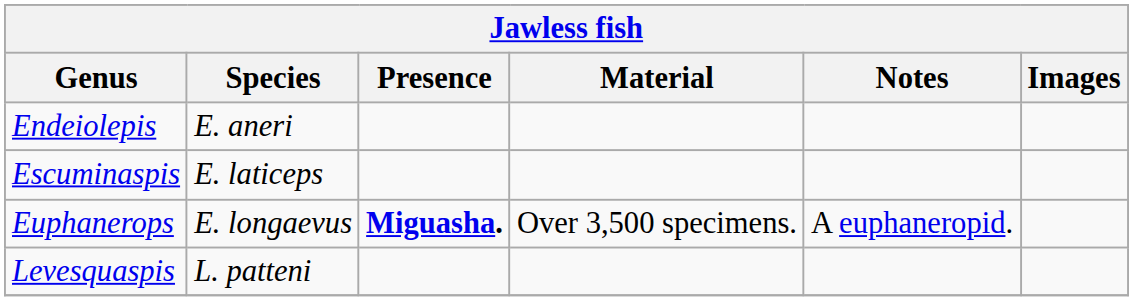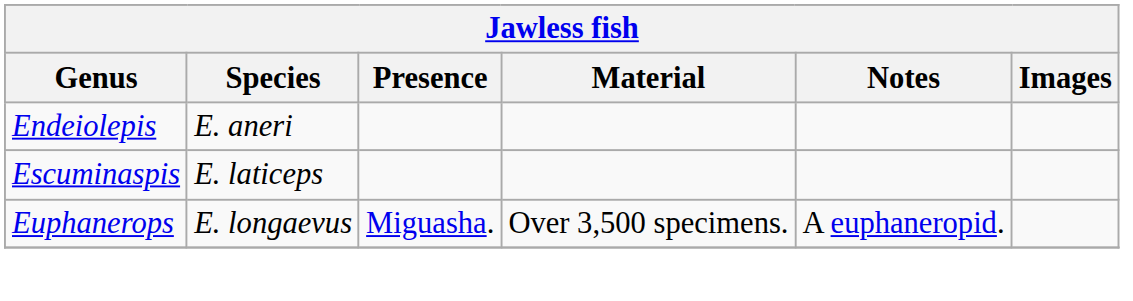(434, 222) bold -> (430, 222) normal
- row: (93, 271)
